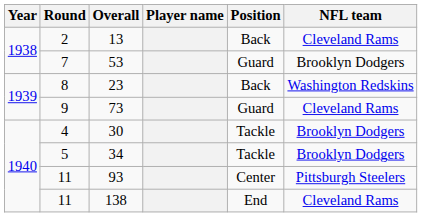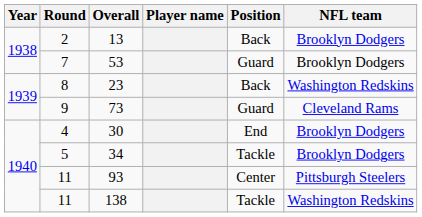(351, 39) Cleveland Rams -> (351, 39) Brooklyn Dodgers
(256, 131) Tackle -> (256, 131) End
(256, 200) End -> (256, 200) Tackle
(351, 200) Cleveland Rams -> (351, 200) Washington Redskins
